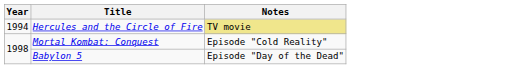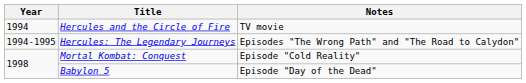(229, 27) khaki background -> (262, 27) no background
+ row: (148, 41)
